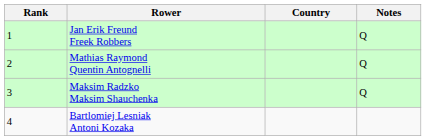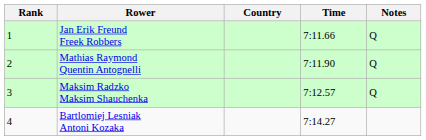+ column: (334, 12)
